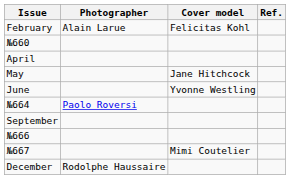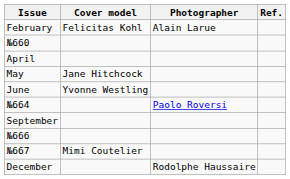columns swapped: (213, 12) <-> (114, 12)
